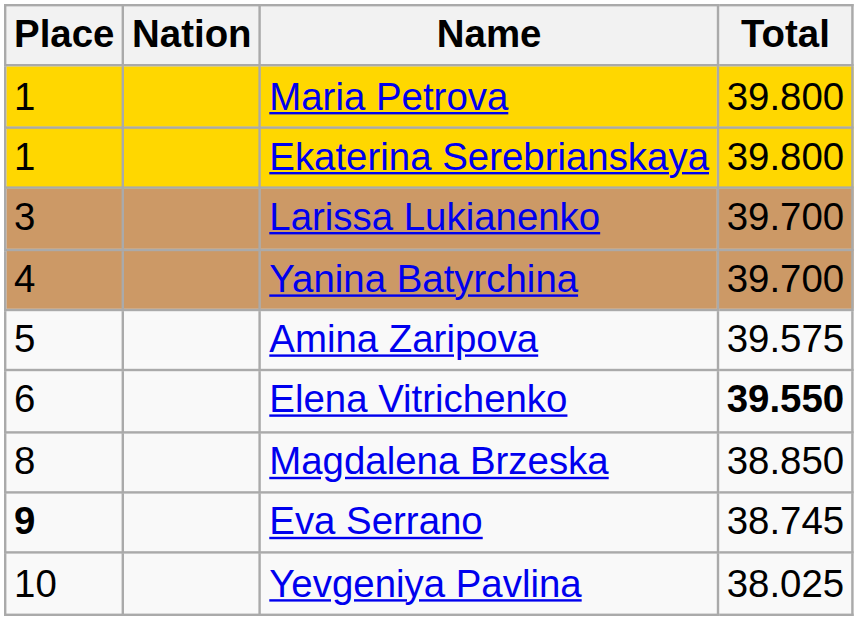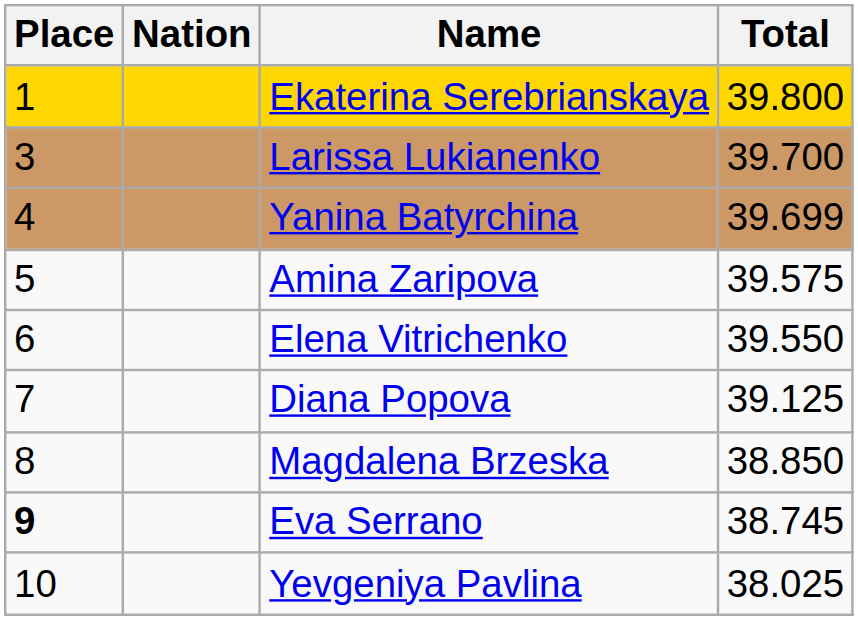- row: (389, 95)
(785, 278) 39.700 -> (785, 217) 39.699
(785, 400) bold -> (785, 339) normal
+ row: (390, 400)
